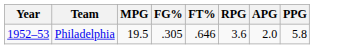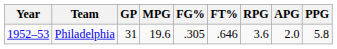+ column: (129, 14)
(138, 34) 19.5 -> (160, 34) 19.6
